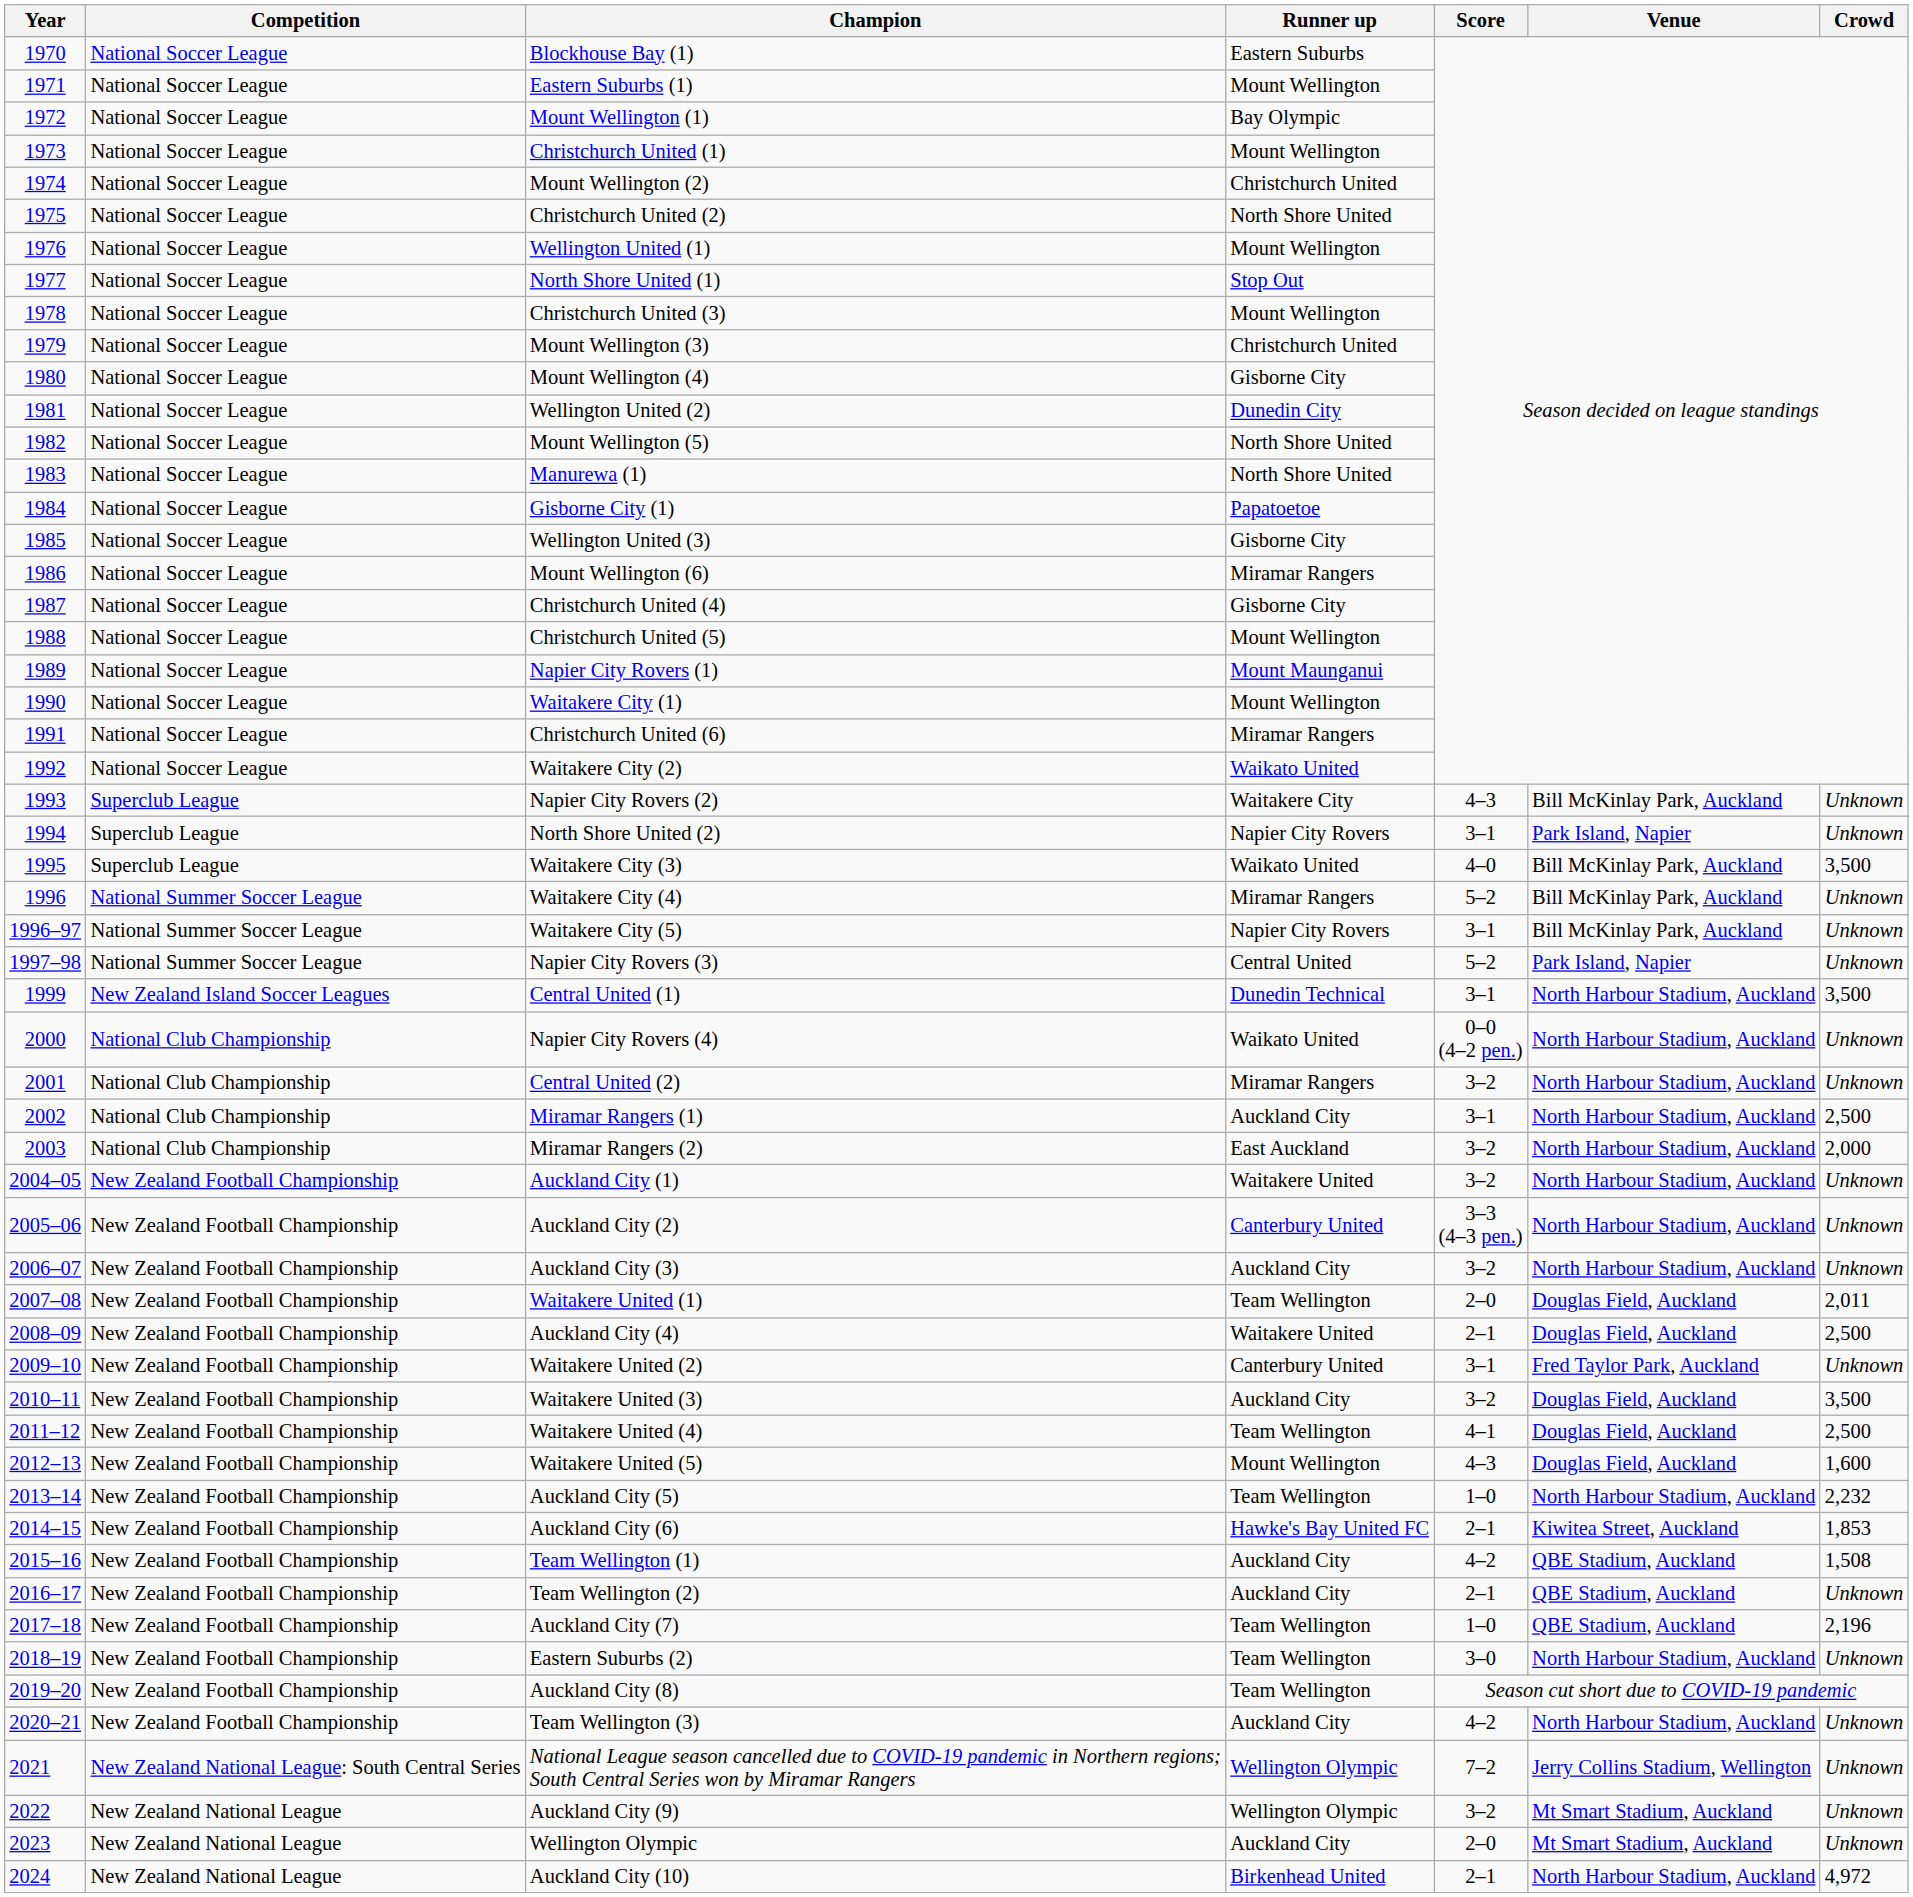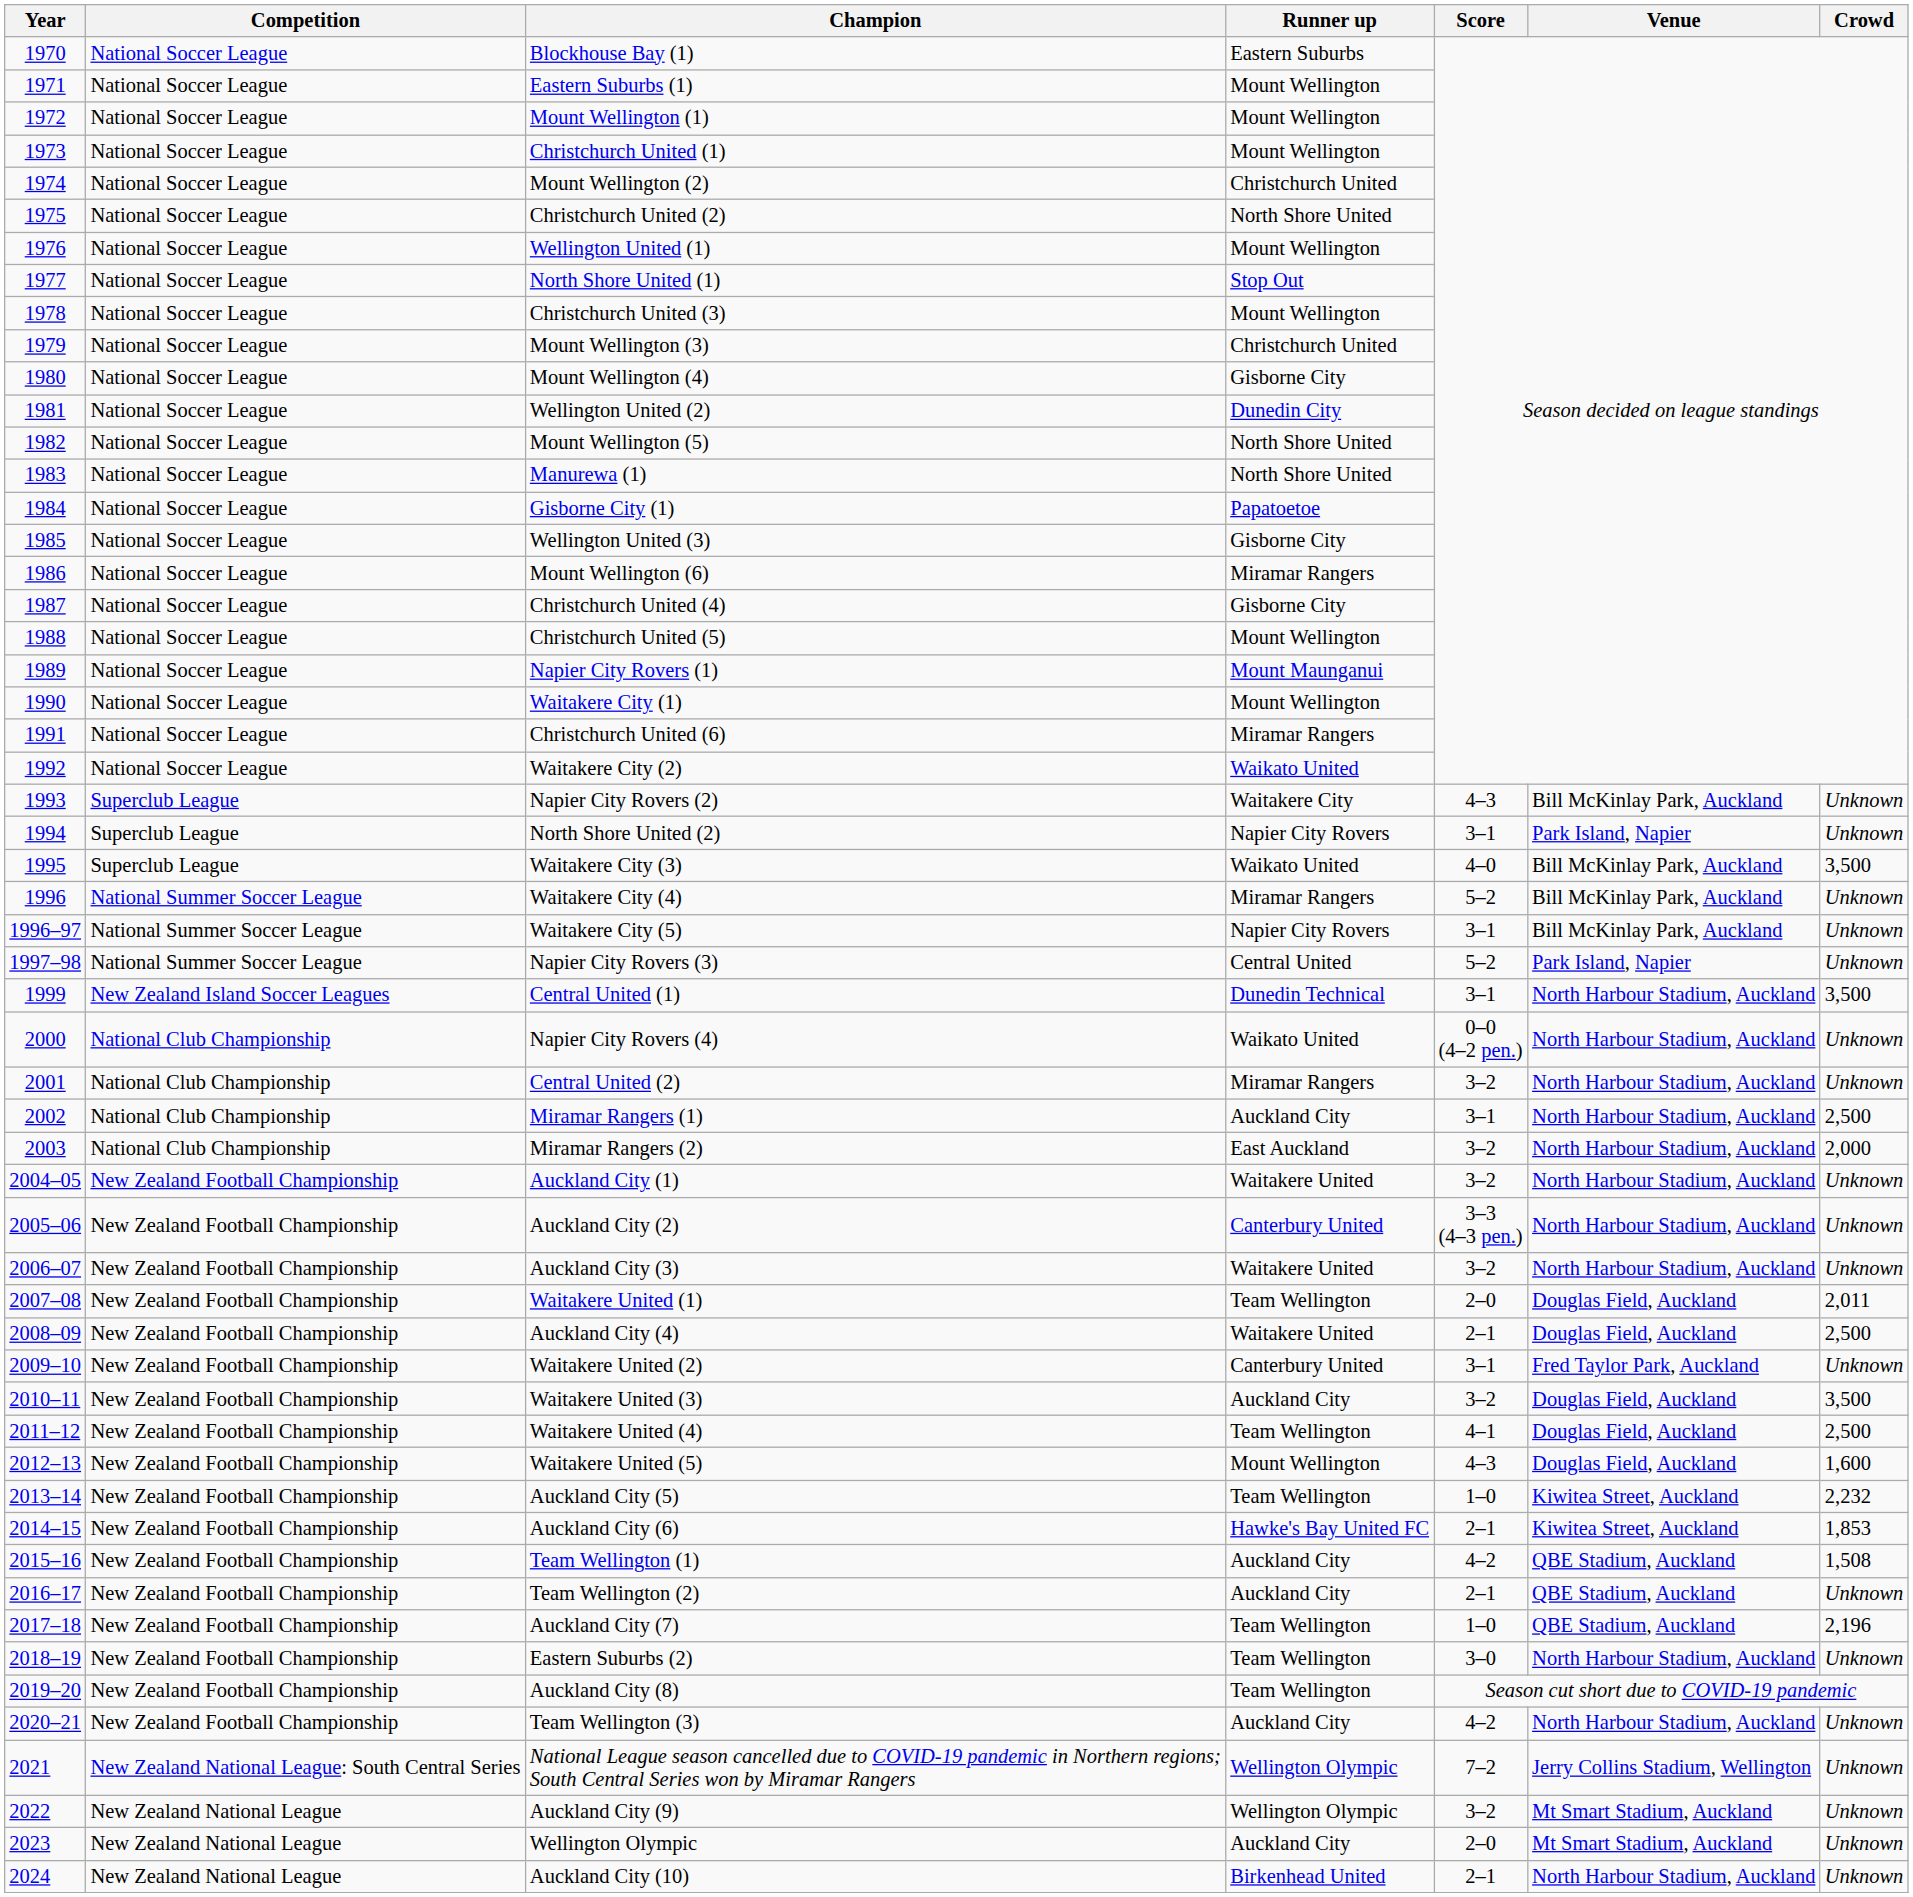(1285, 118) Bay Olympic -> (1305, 118) Mount Wellington
(1290, 1268) Auckland City -> (1302, 1268) Waitakere United
(1674, 1495) North Harbour Stadium, Auckland -> (1635, 1495) Kiwitea Street, Auckland
(1848, 1876) 4,972 -> (1864, 1876) Unknown
